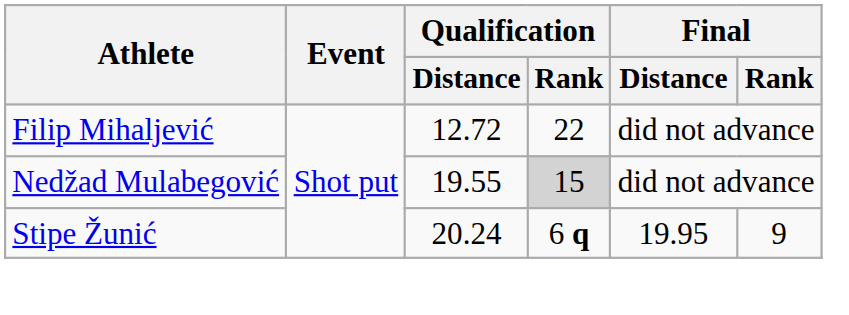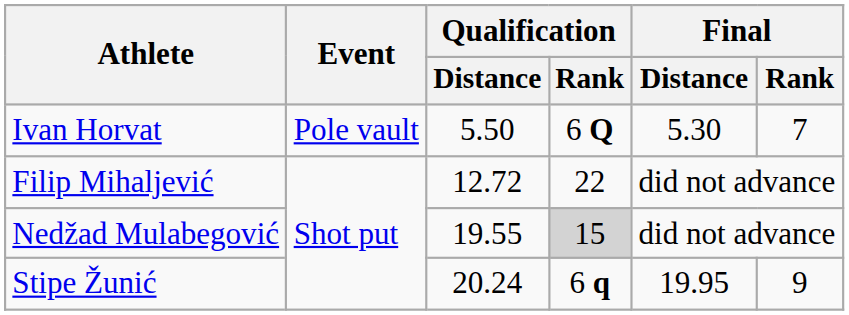+ row: (87, 130)
